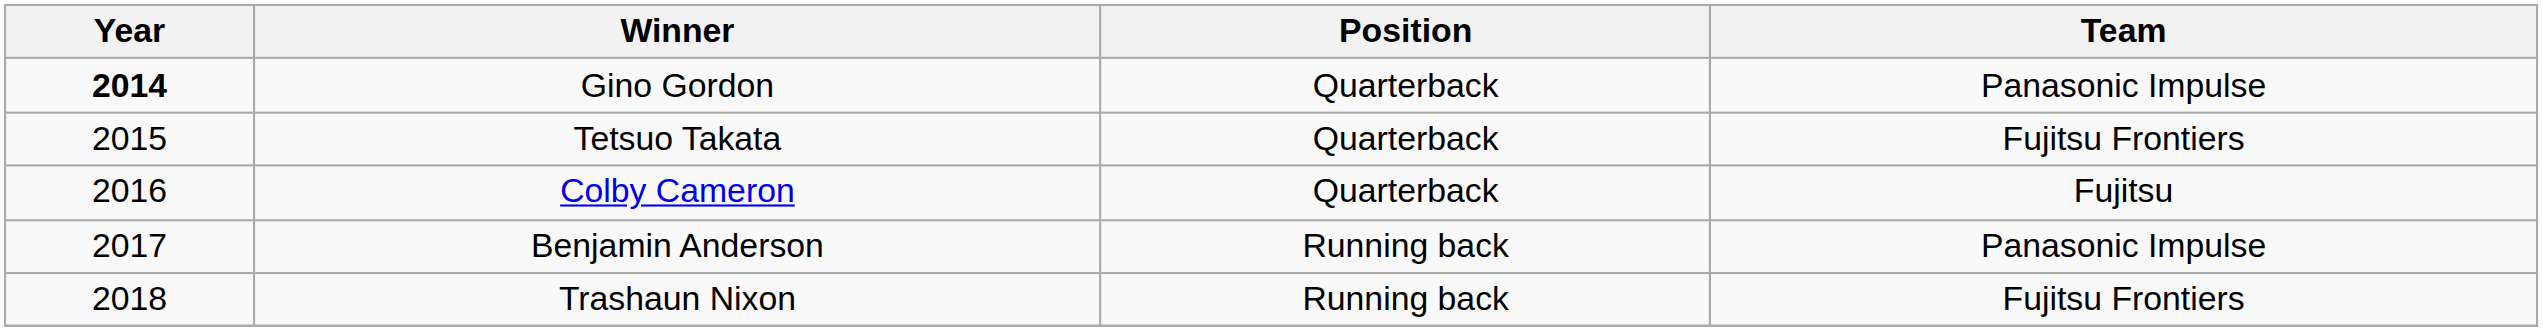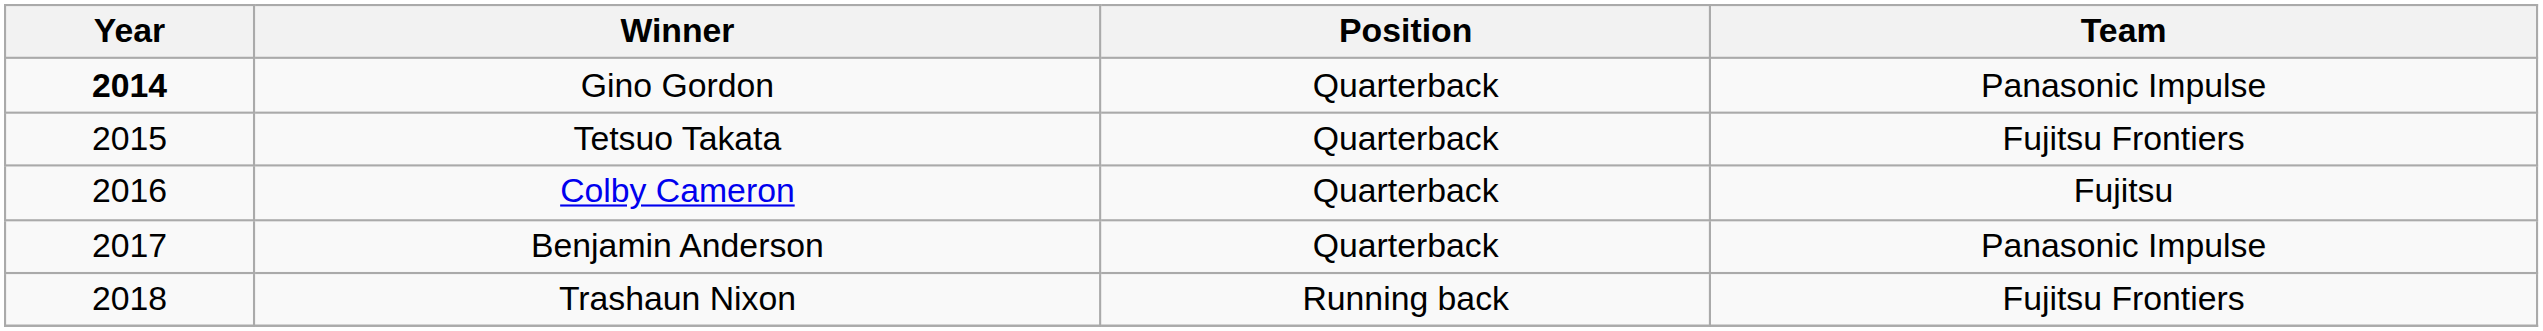(1406, 245) Running back -> (1406, 245) Quarterback
